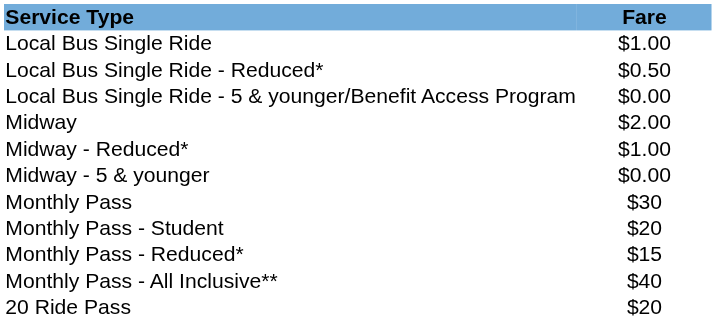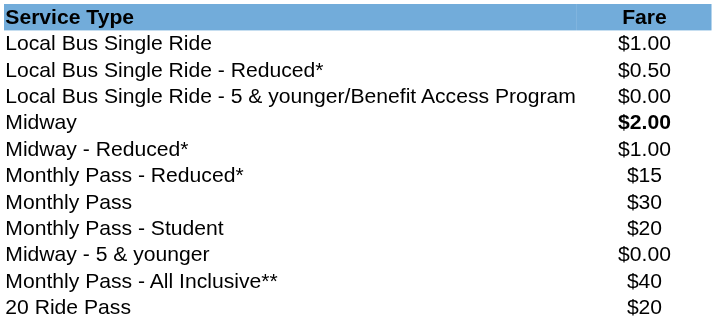(644, 122) normal -> (644, 122) bold
rows swapped: (107, 175) <-> (124, 254)
